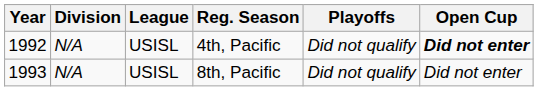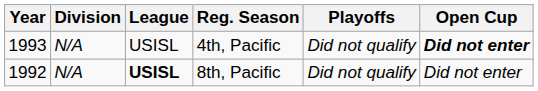(28, 45) 1992 -> (28, 45) 1993
(28, 72) 1993 -> (28, 72) 1992
(154, 72) normal -> (154, 72) bold
